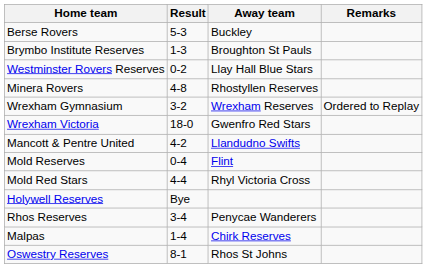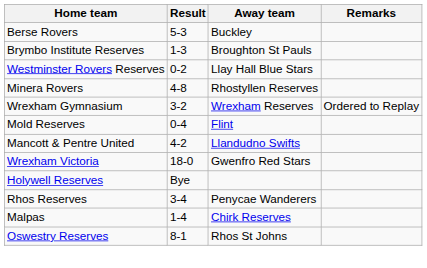rows swapped: (53, 124) <-> (46, 161)
- row: (47, 180)
